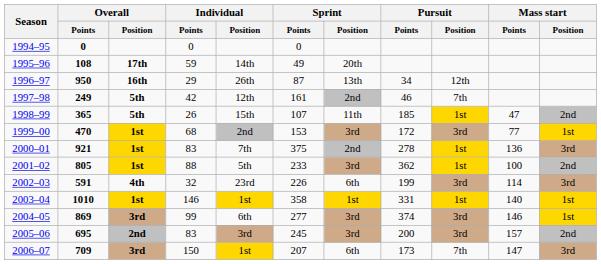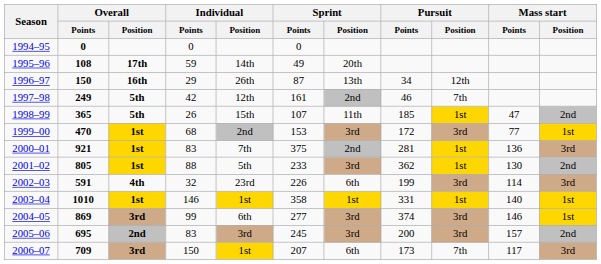(83, 81) 950 -> (83, 81) 150
(406, 149) 278 -> (406, 149) 281
(514, 166) 100 -> (514, 166) 130
(514, 251) 147 -> (514, 251) 117
